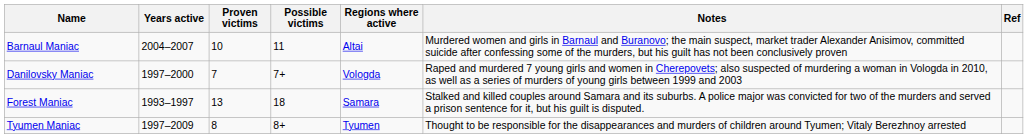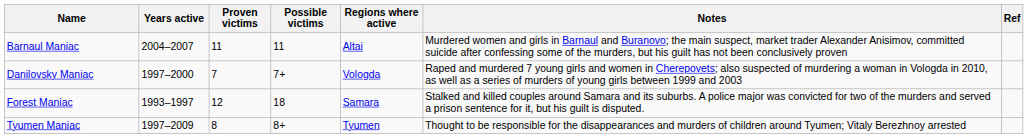(217, 46) 10 -> (217, 46) 11
(217, 103) 13 -> (217, 103) 12
